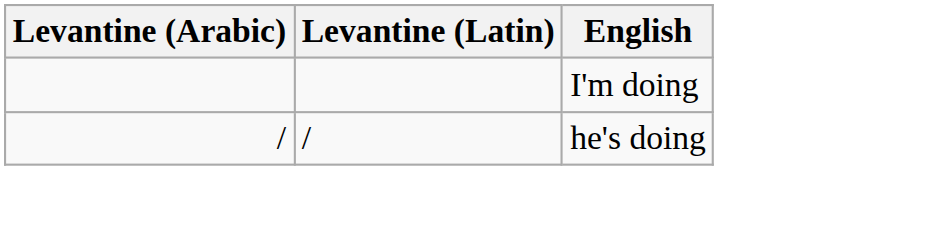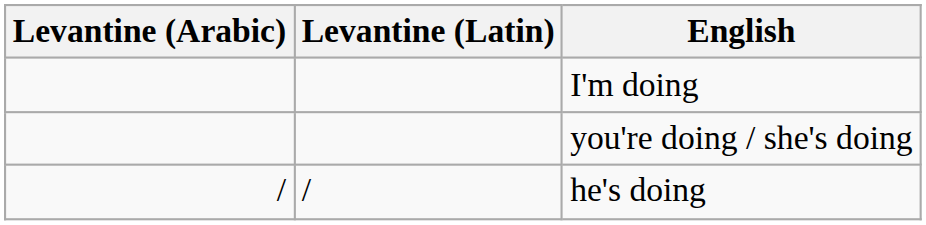+ row: (741, 137)
